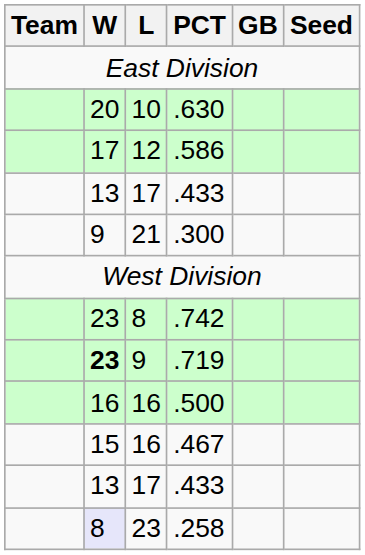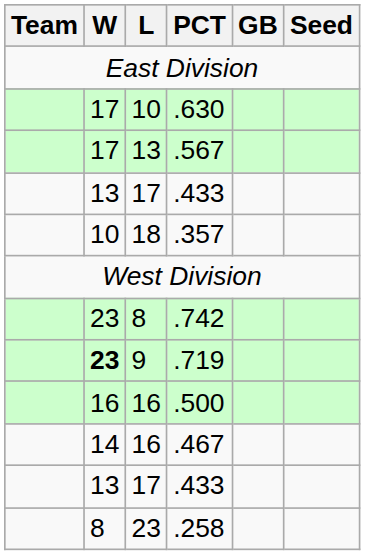(105, 109) 20 -> (105, 109) 17
- row: (146, 151)
+ row: (146, 151)
+ row: (146, 234)
- row: (146, 234)
(105, 444) 15 -> (105, 444) 14
(97, 527) lavender background -> (97, 527) no background
